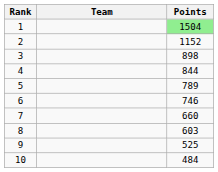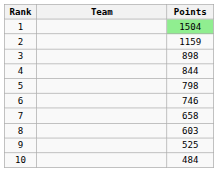(190, 41) 1152 -> (190, 41) 1159
(190, 86) 789 -> (190, 86) 798
(190, 116) 660 -> (190, 116) 658
